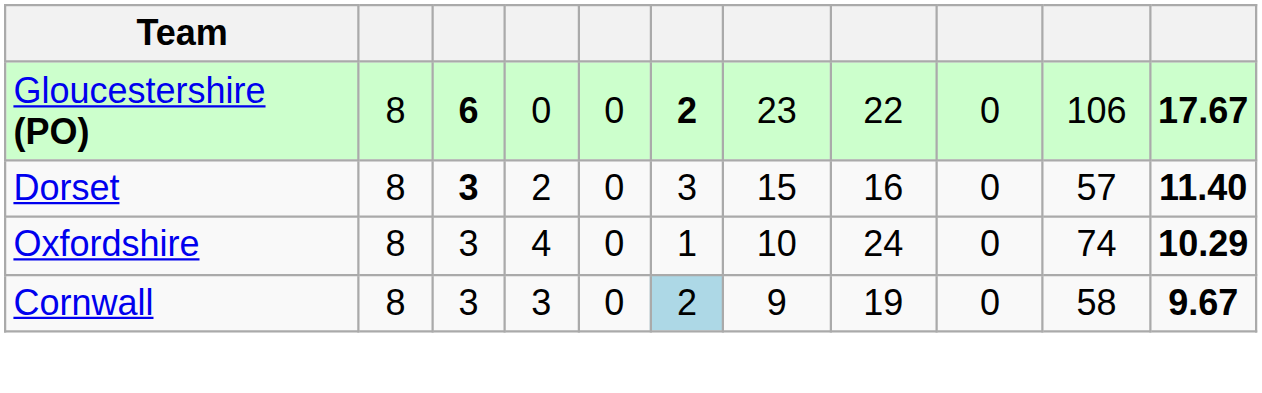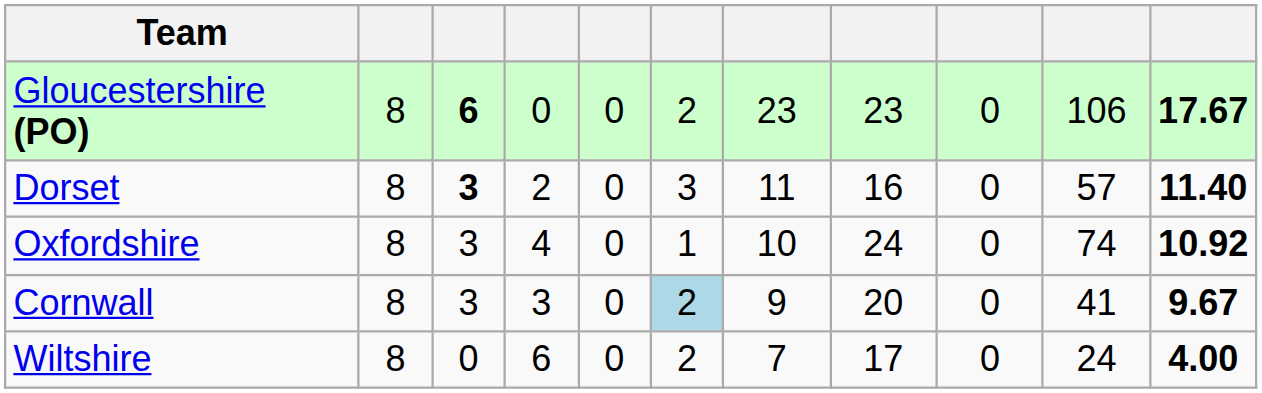(687, 110) bold -> (687, 110) normal
(883, 110) 22 -> (883, 110) 23
(777, 187) 15 -> (777, 187) 11
(1203, 244) 10.29 -> (1203, 244) 10.92
(883, 301) 19 -> (883, 301) 20
(1096, 301) 58 -> (1096, 301) 41
+ row: (82, 359)
